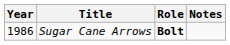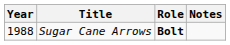(20, 31) 1986 -> (20, 31) 1988
